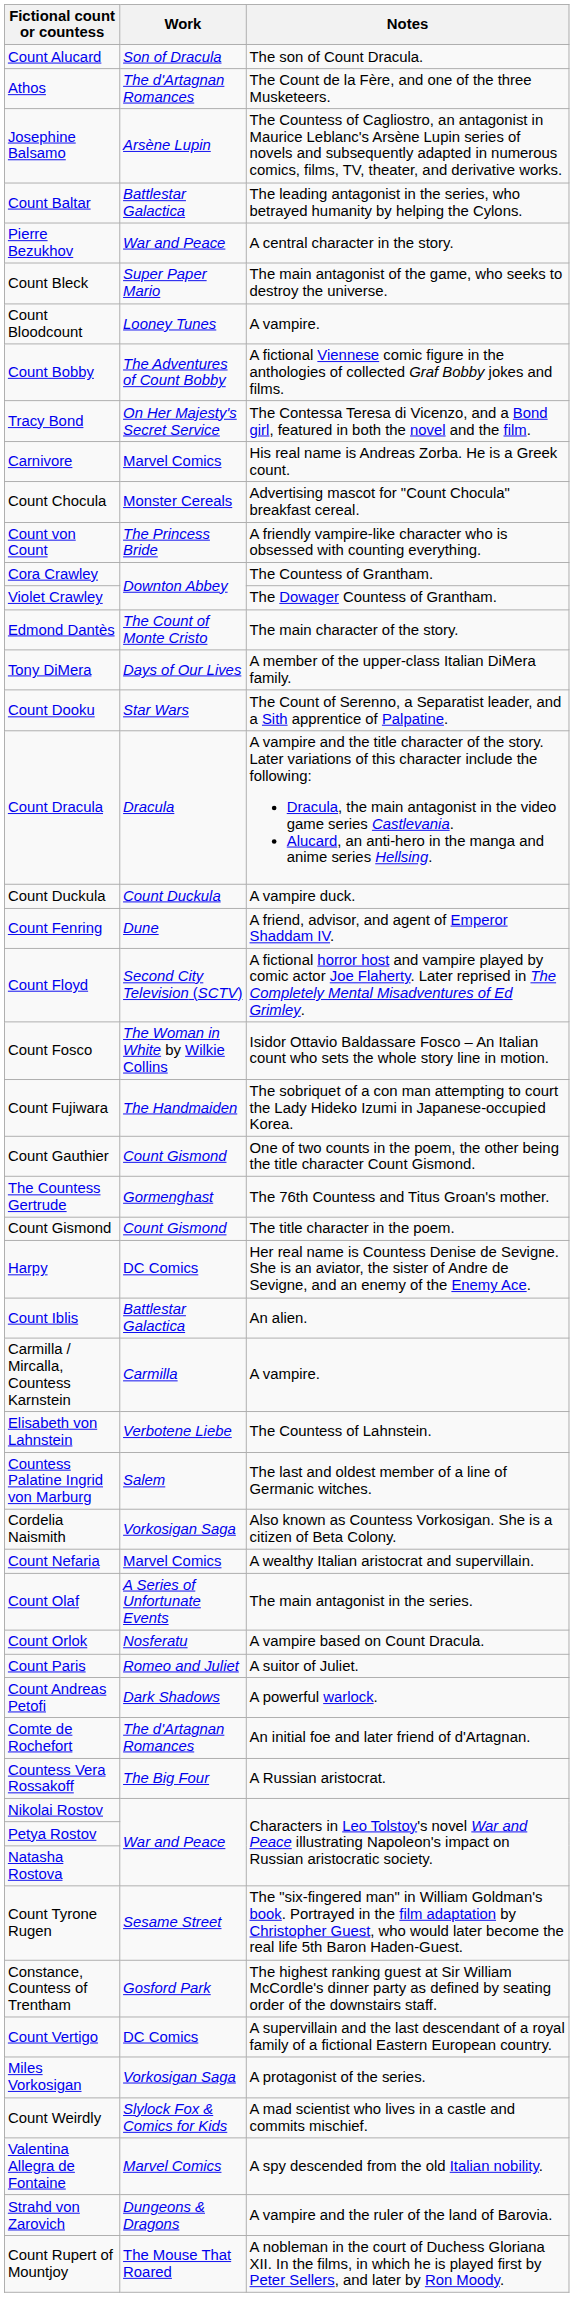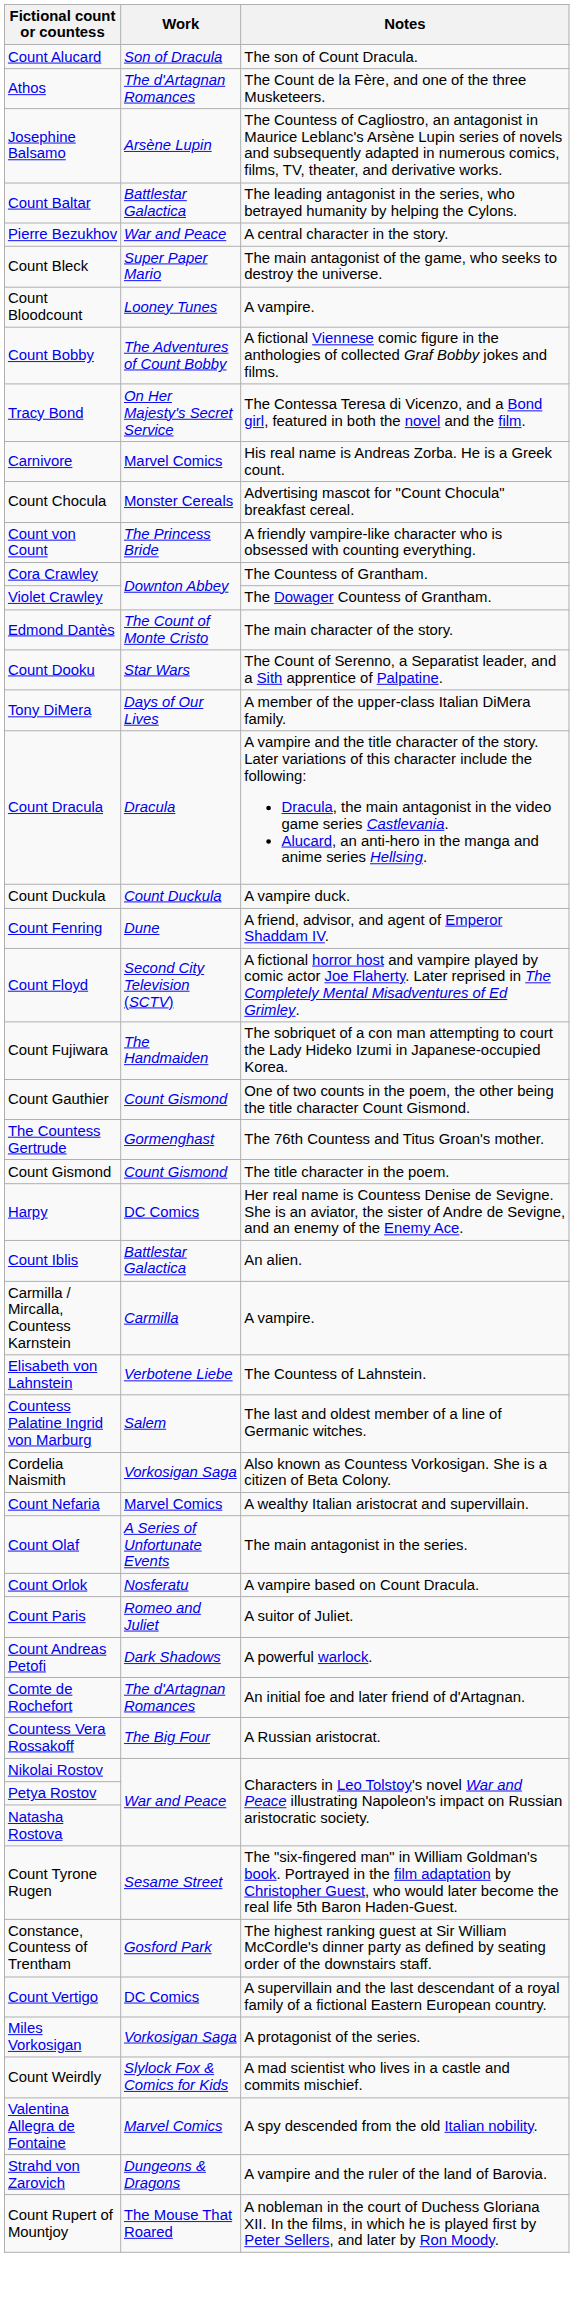rows swapped: (50, 670) <-> (51, 710)
- row: (50, 1050)
